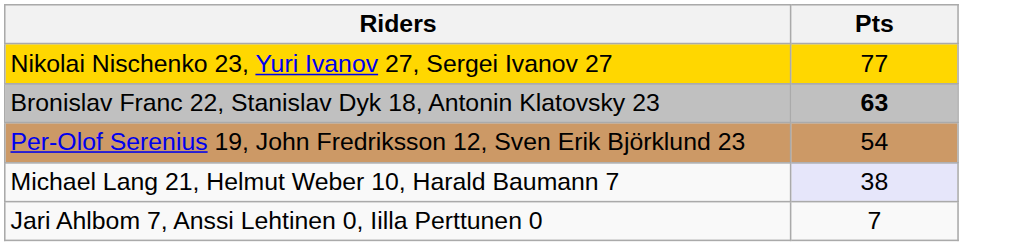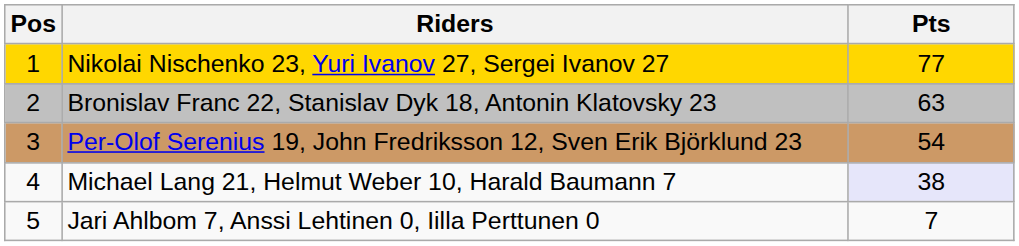+ column: (33, 24)
(874, 102) bold -> (931, 102) normal
